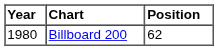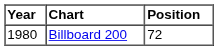(155, 35) 62 -> (155, 35) 72
